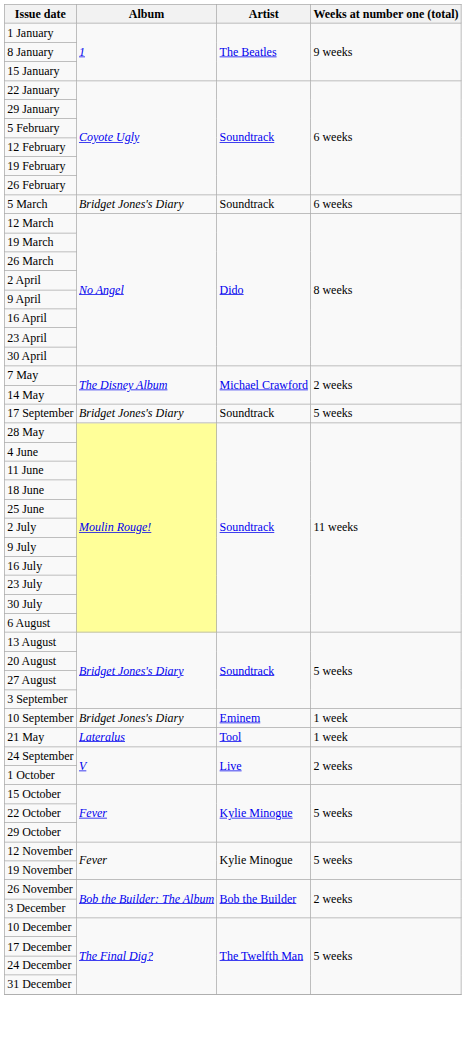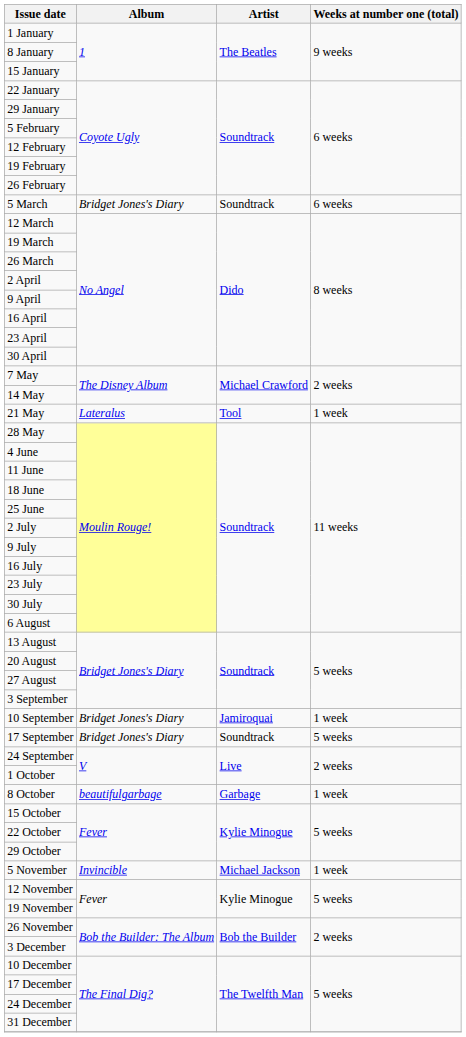rows swapped: (26, 737) <-> (40, 413)
(240, 718) Eminem -> (246, 718) Jamiroquai
+ row: (31, 794)
+ row: (37, 870)
